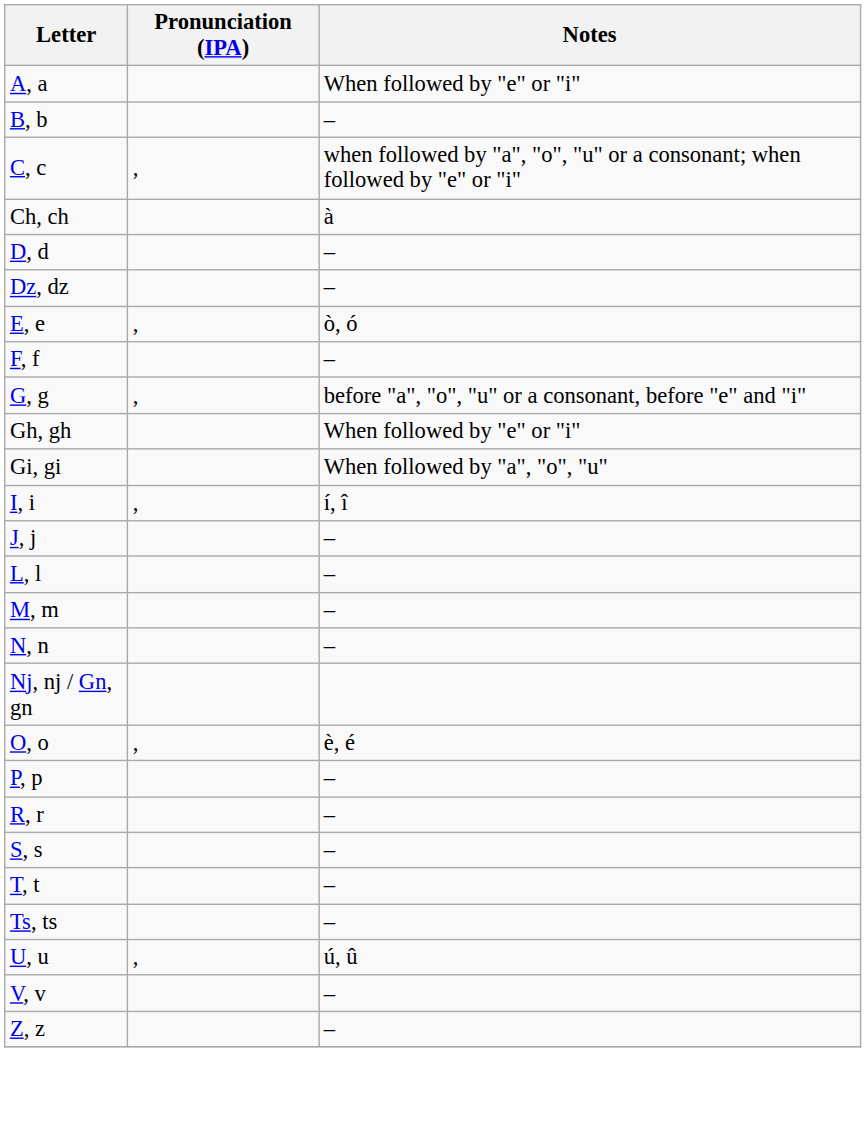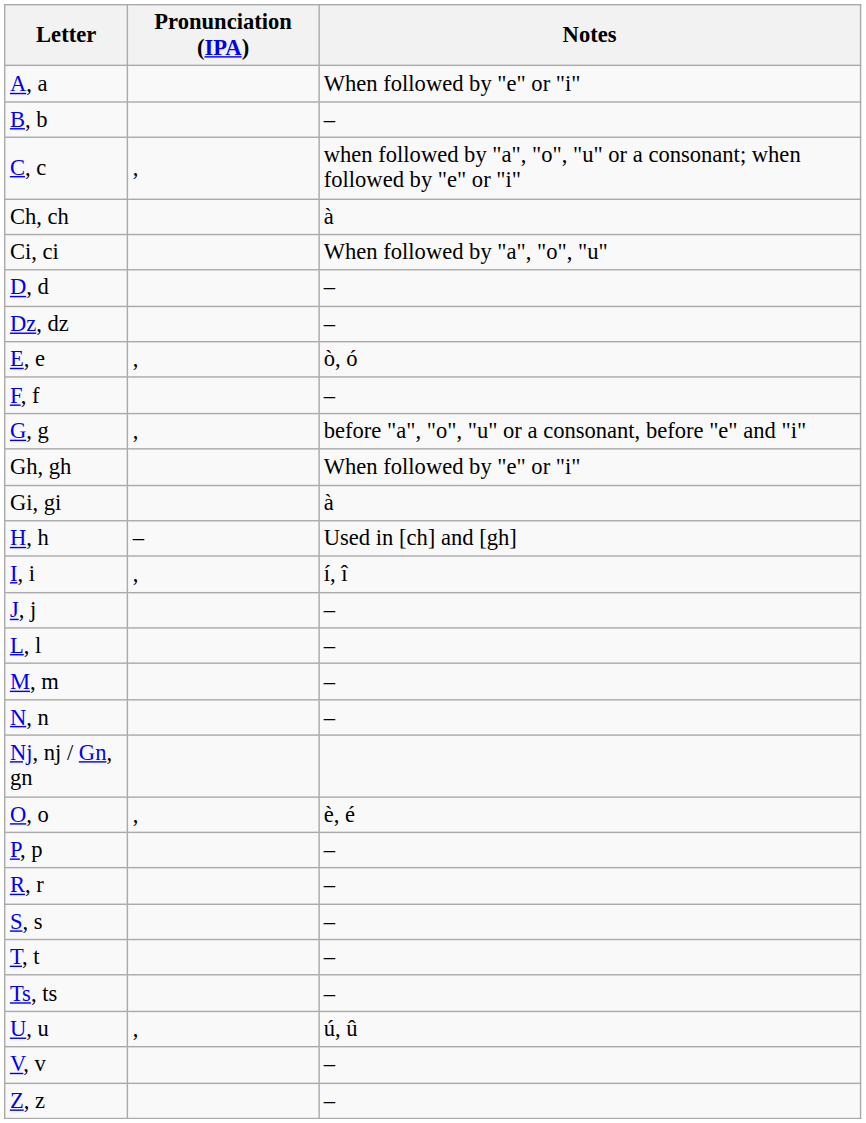+ row: (34, 252)
(466, 466) When followed by "a", "o", "u" -> (329, 502) à
+ row: (29, 538)
